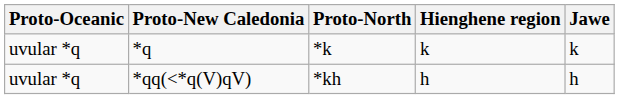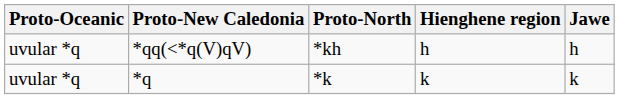rows swapped: (142, 49) <-> (192, 78)
